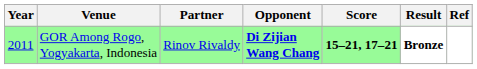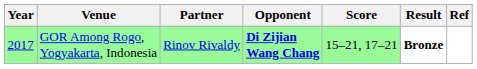(21, 45) 2011 -> (21, 45) 2017
(361, 45) bold -> (361, 45) normal
